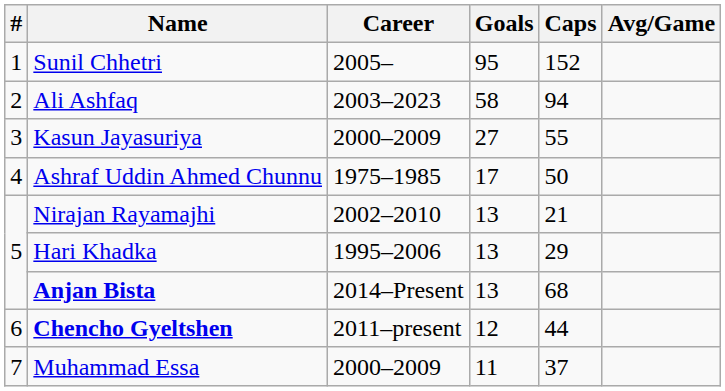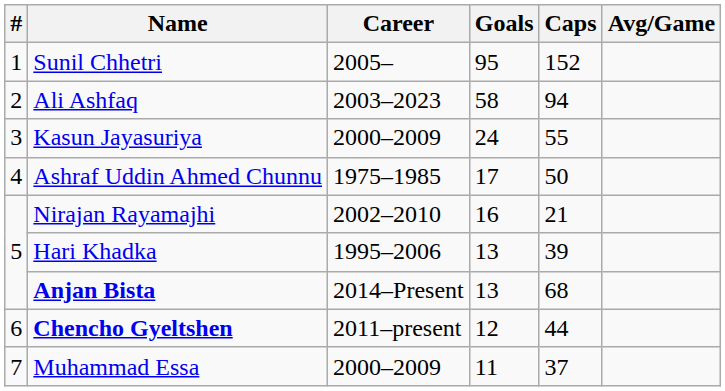(487, 137) 27 -> (487, 137) 24
(487, 213) 13 -> (487, 213) 16
(557, 251) 29 -> (557, 251) 39
